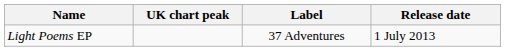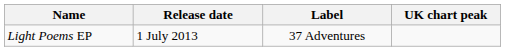columns swapped: (436, 14) <-> (188, 14)
